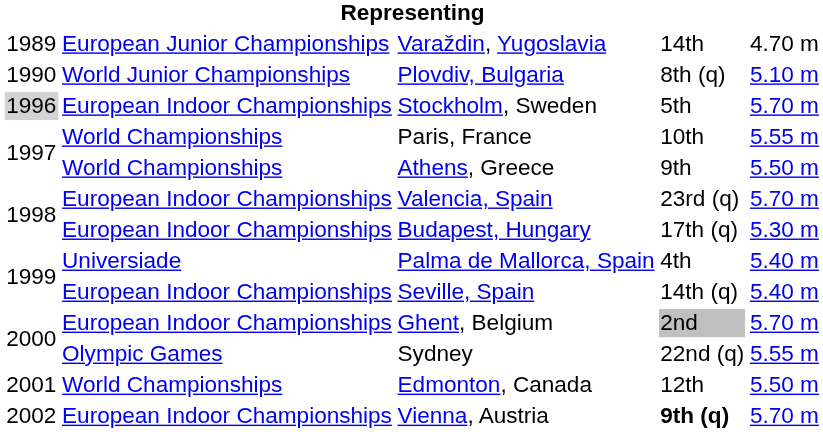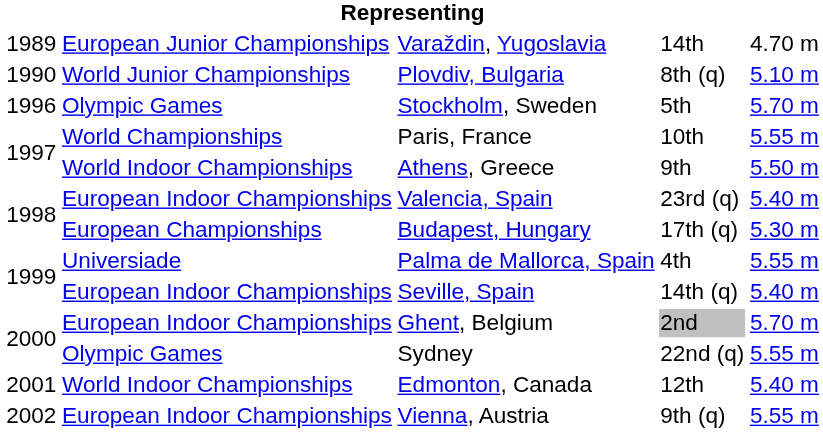(31, 105) lightgrey background -> (31, 105) no background
(227, 105) European Indoor Championships -> (142, 105) Olympic Games
(172, 167) World Championships -> (207, 167) World Indoor Championships
(784, 198) 5.70 m -> (784, 198) 5.40 m
(227, 229) European Indoor Championships -> (192, 229) European Championships
(784, 260) 5.40 m -> (784, 260) 5.55 m
(172, 384) World Championships -> (207, 384) World Indoor Championships
(784, 384) 5.50 m -> (784, 384) 5.40 m
(695, 415) bold -> (693, 415) normal
(784, 415) 5.70 m -> (784, 415) 5.55 m
